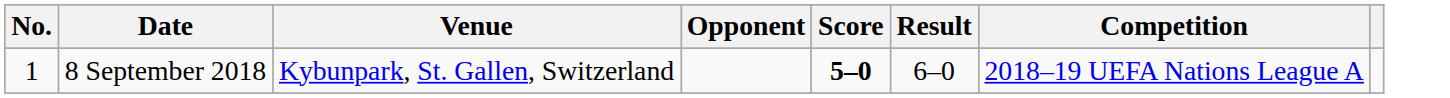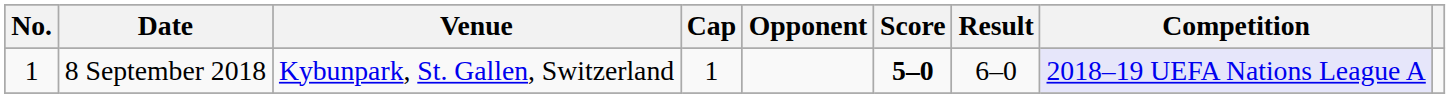+ column: (711, 26)
(1174, 70) no background -> (1236, 70) lavender background
